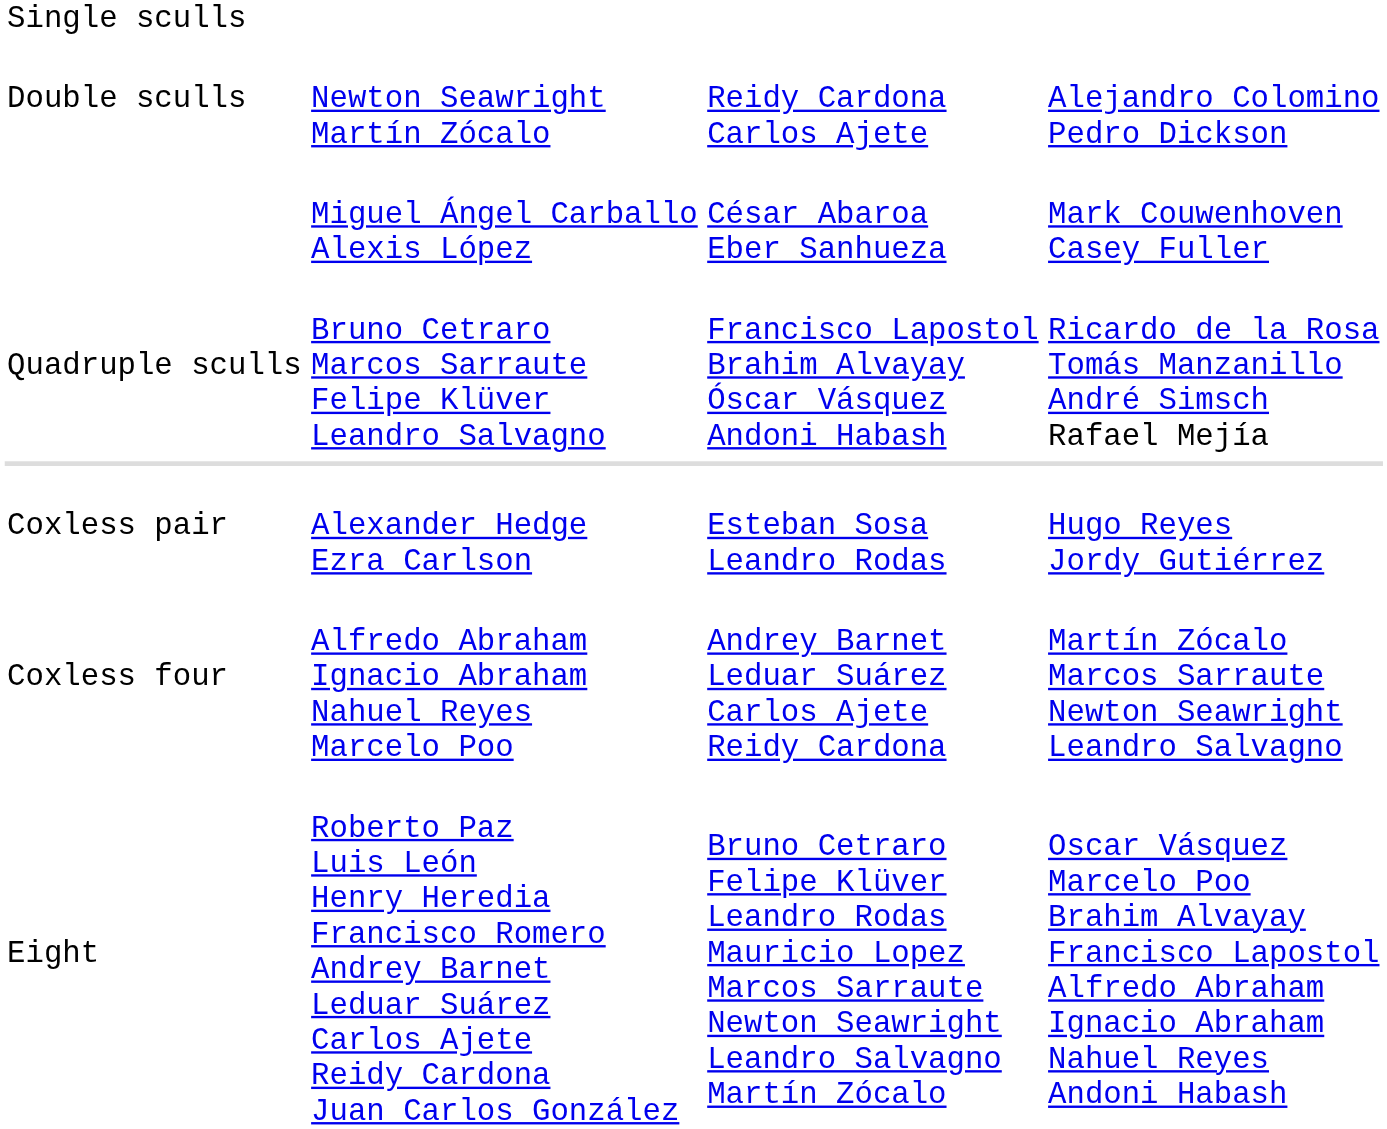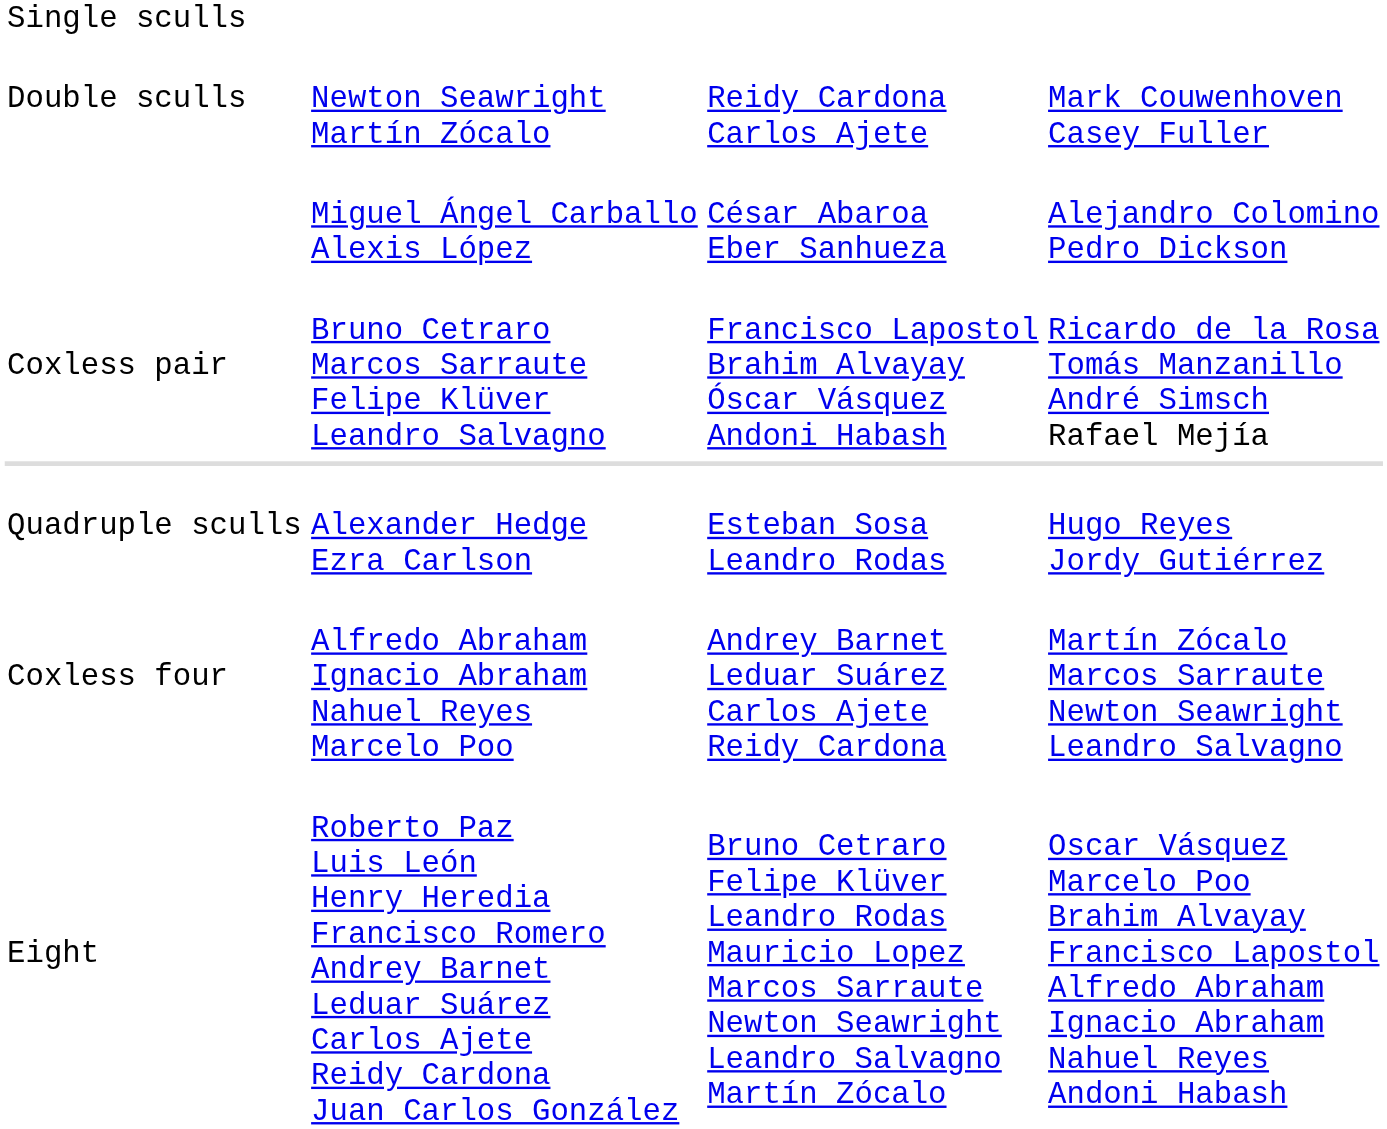(1214, 117) Alejandro Colomino Pedro Dickson -> (1195, 117) Mark Couwenhoven Casey Fuller
(1195, 232) Mark Couwenhoven Casey Fuller -> (1214, 232) Alejandro Colomino Pedro Dickson
(154, 366) Quadruple sculls -> (118, 366) Coxless pair
(118, 526) Coxless pair -> (154, 526) Quadruple sculls
